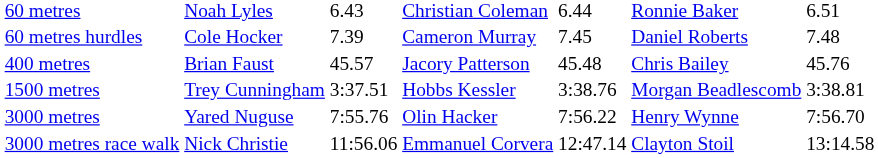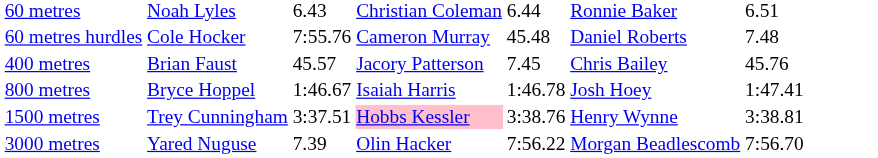(347, 37) 7.39 -> (322, 37) 7:55.76
(575, 37) 7.45 -> (529, 37) 45.48
(580, 63) 45.48 -> (524, 63) 7.45
+ row: (47, 90)
(459, 90) no background -> (413, 116) pink background
(716, 90) Morgan Beadlescomb -> (624, 116) Henry Wynne
(359, 116) 7:55.76 -> (310, 143) 7.39
(685, 116) Henry Wynne -> (655, 143) Morgan Beadlescomb
- row: (92, 143)
